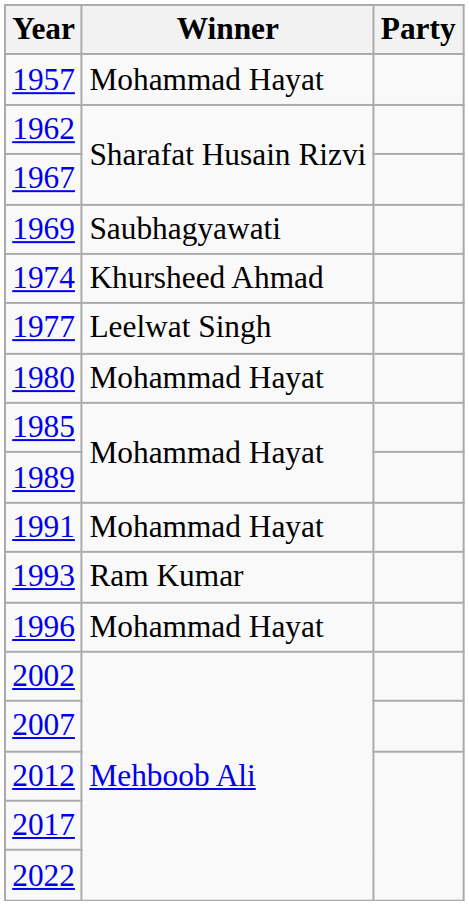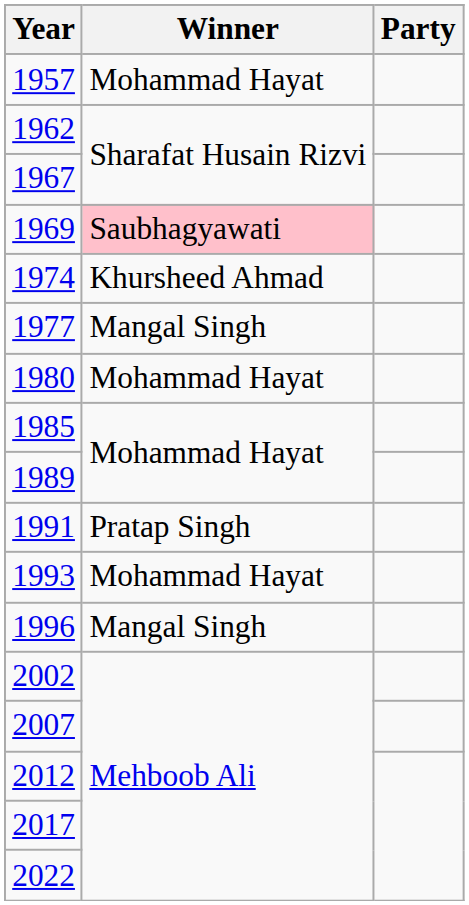(185, 228) no background -> (185, 228) pink background
(180, 327) Leelwat Singh -> (178, 327) Mangal Singh
(207, 526) Mohammad Hayat -> (170, 526) Pratap Singh
(166, 576) Ram Kumar -> (207, 576) Mohammad Hayat
(207, 626) Mohammad Hayat -> (178, 626) Mangal Singh
